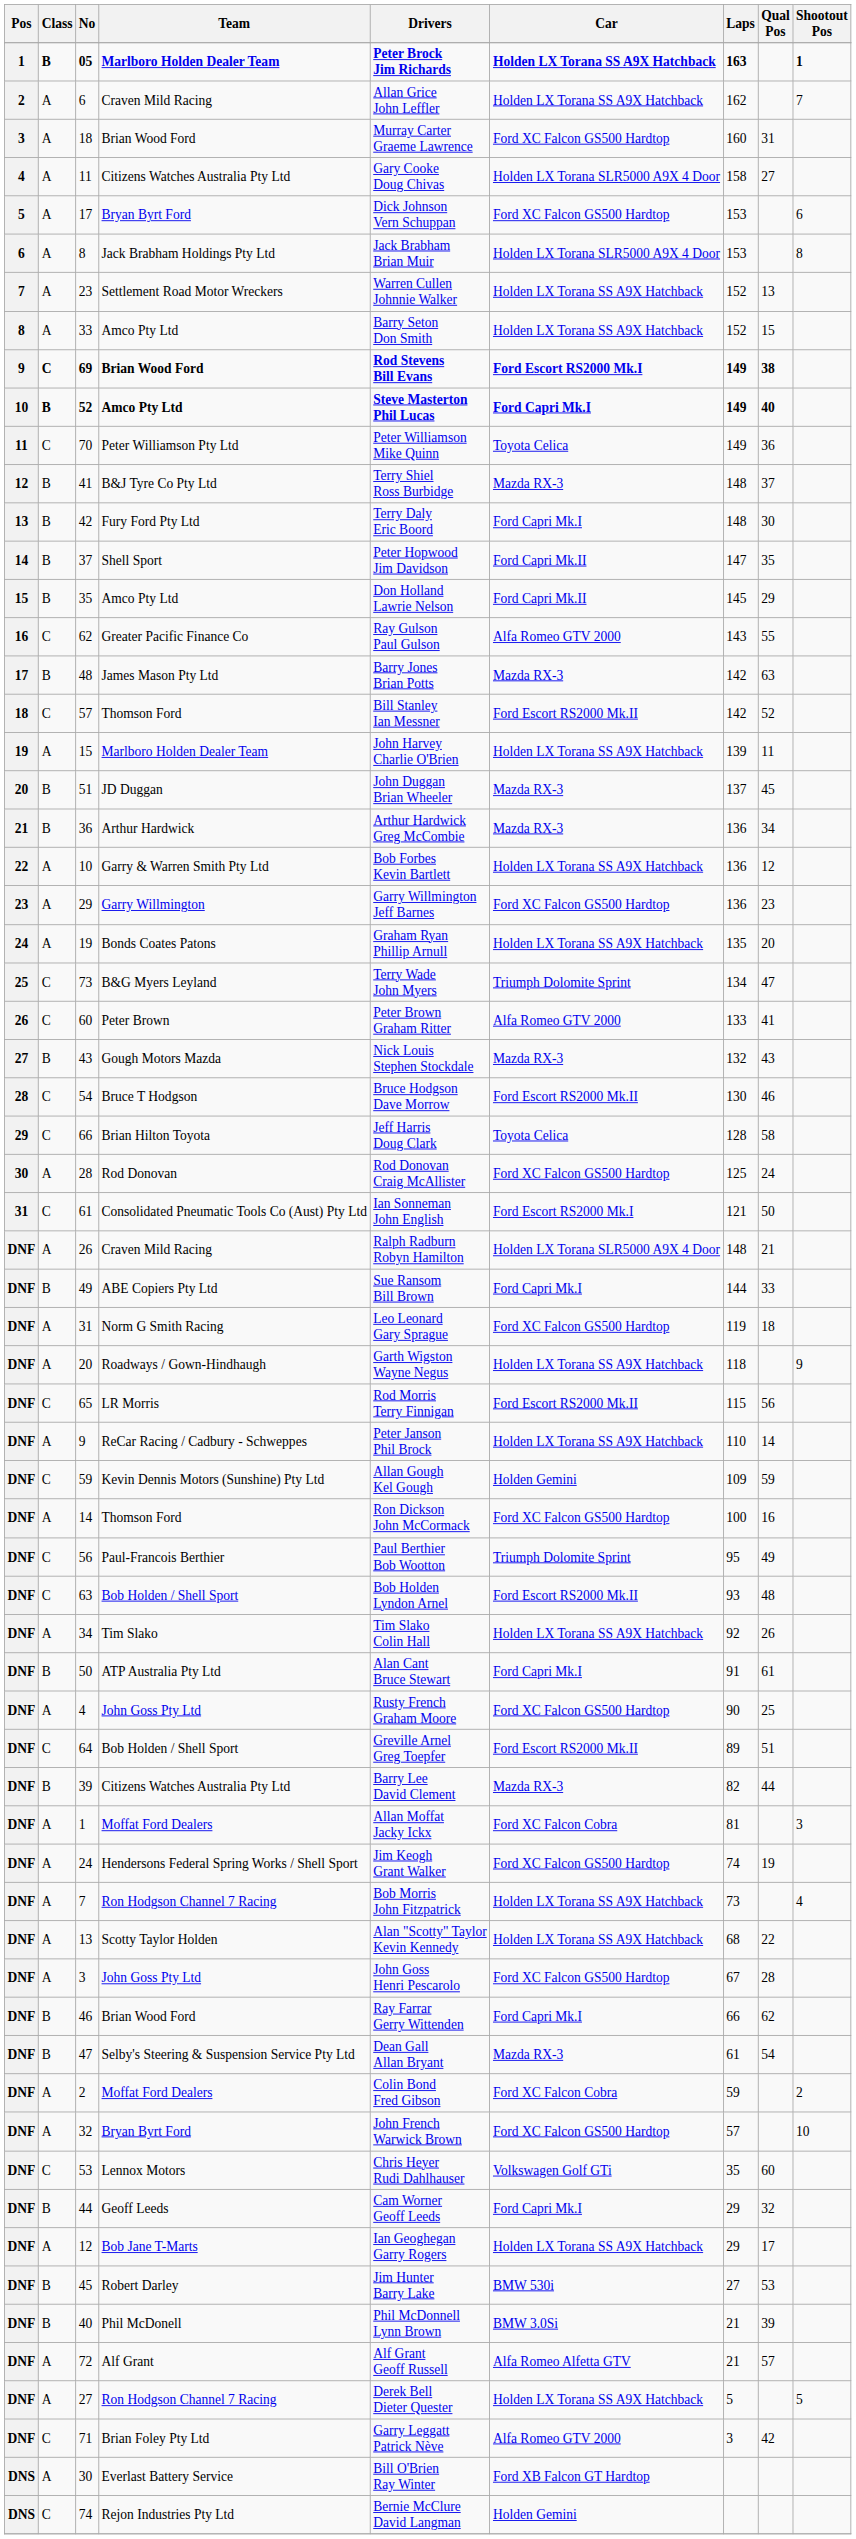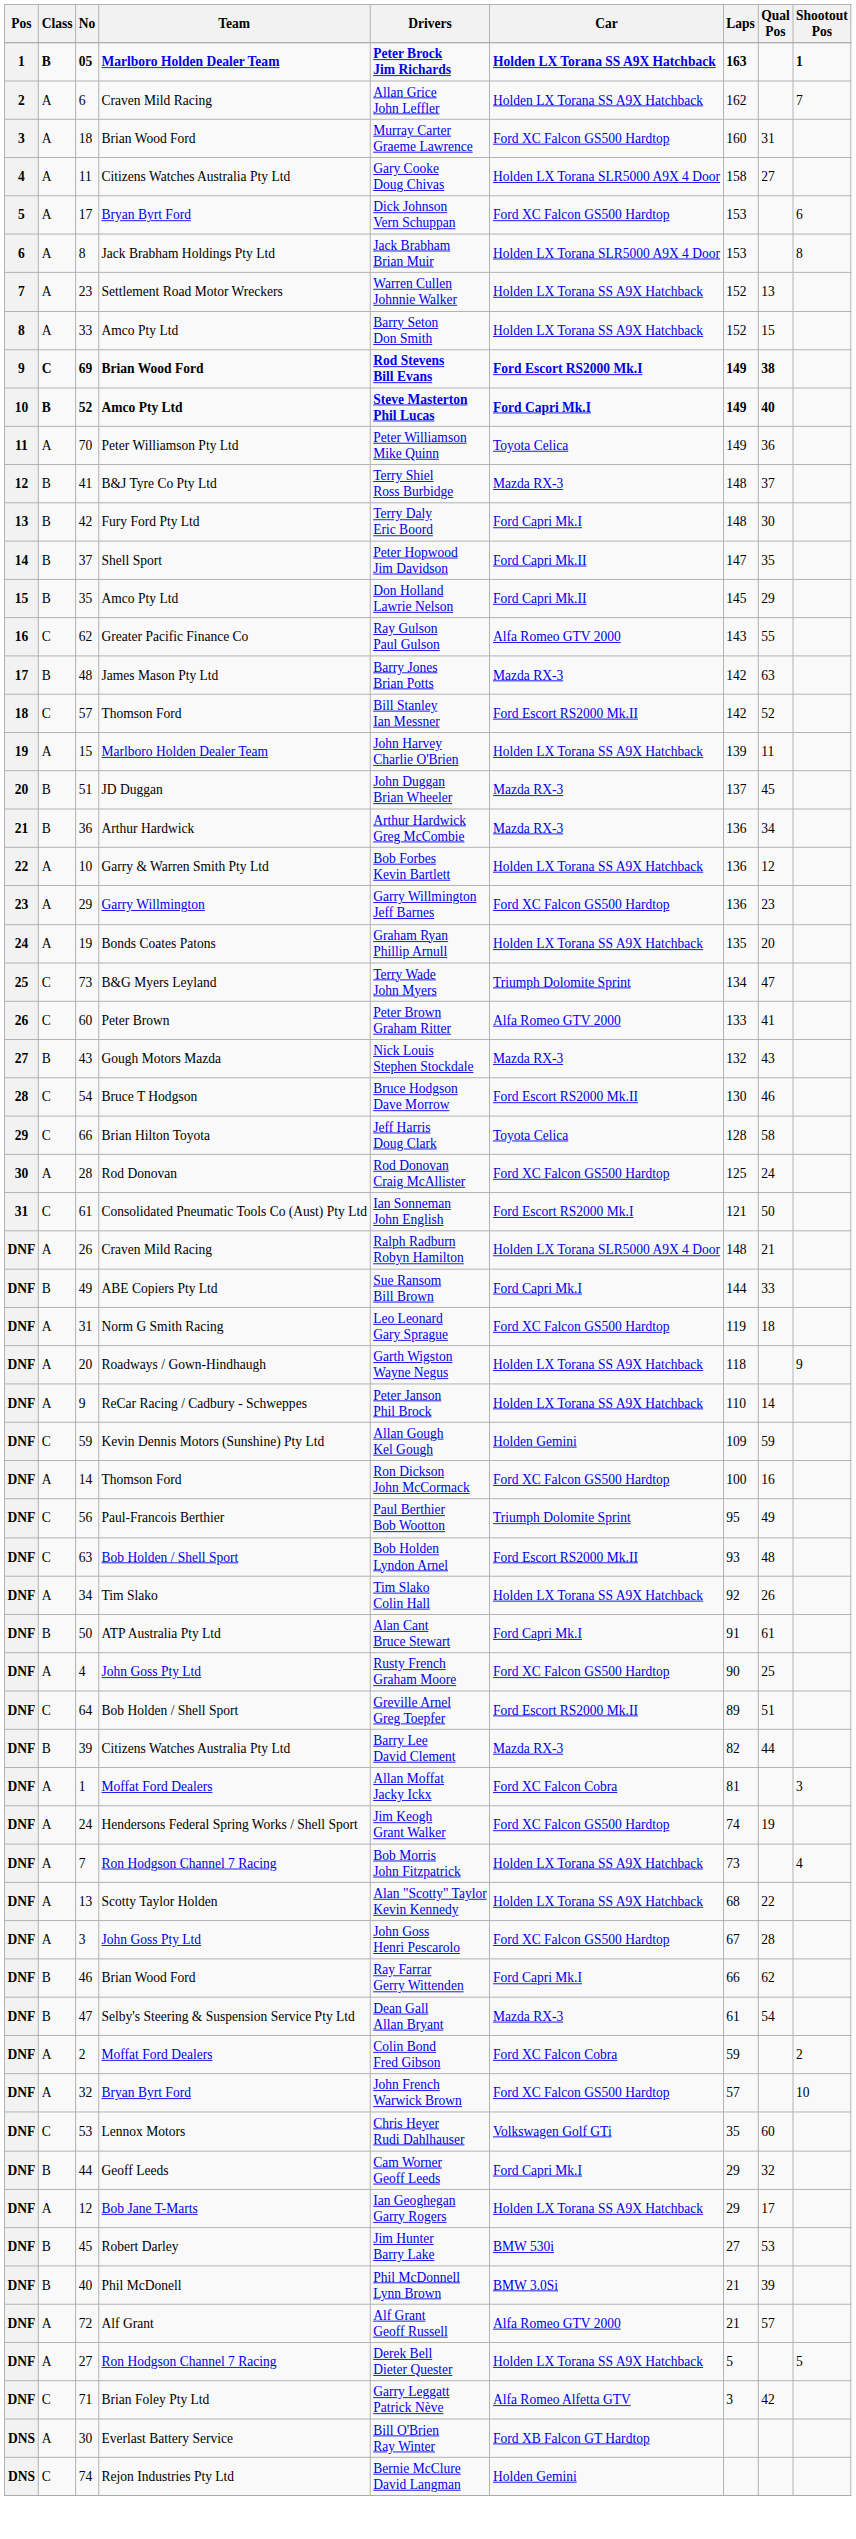(46, 445) C -> (47, 445) A
- row: (86, 1403)
(562, 2361) Alfa Romeo Alfetta GTV -> (557, 2323) Alfa Romeo GTV 2000
(557, 2438) Alfa Romeo GTV 2000 -> (562, 2400) Alfa Romeo Alfetta GTV
